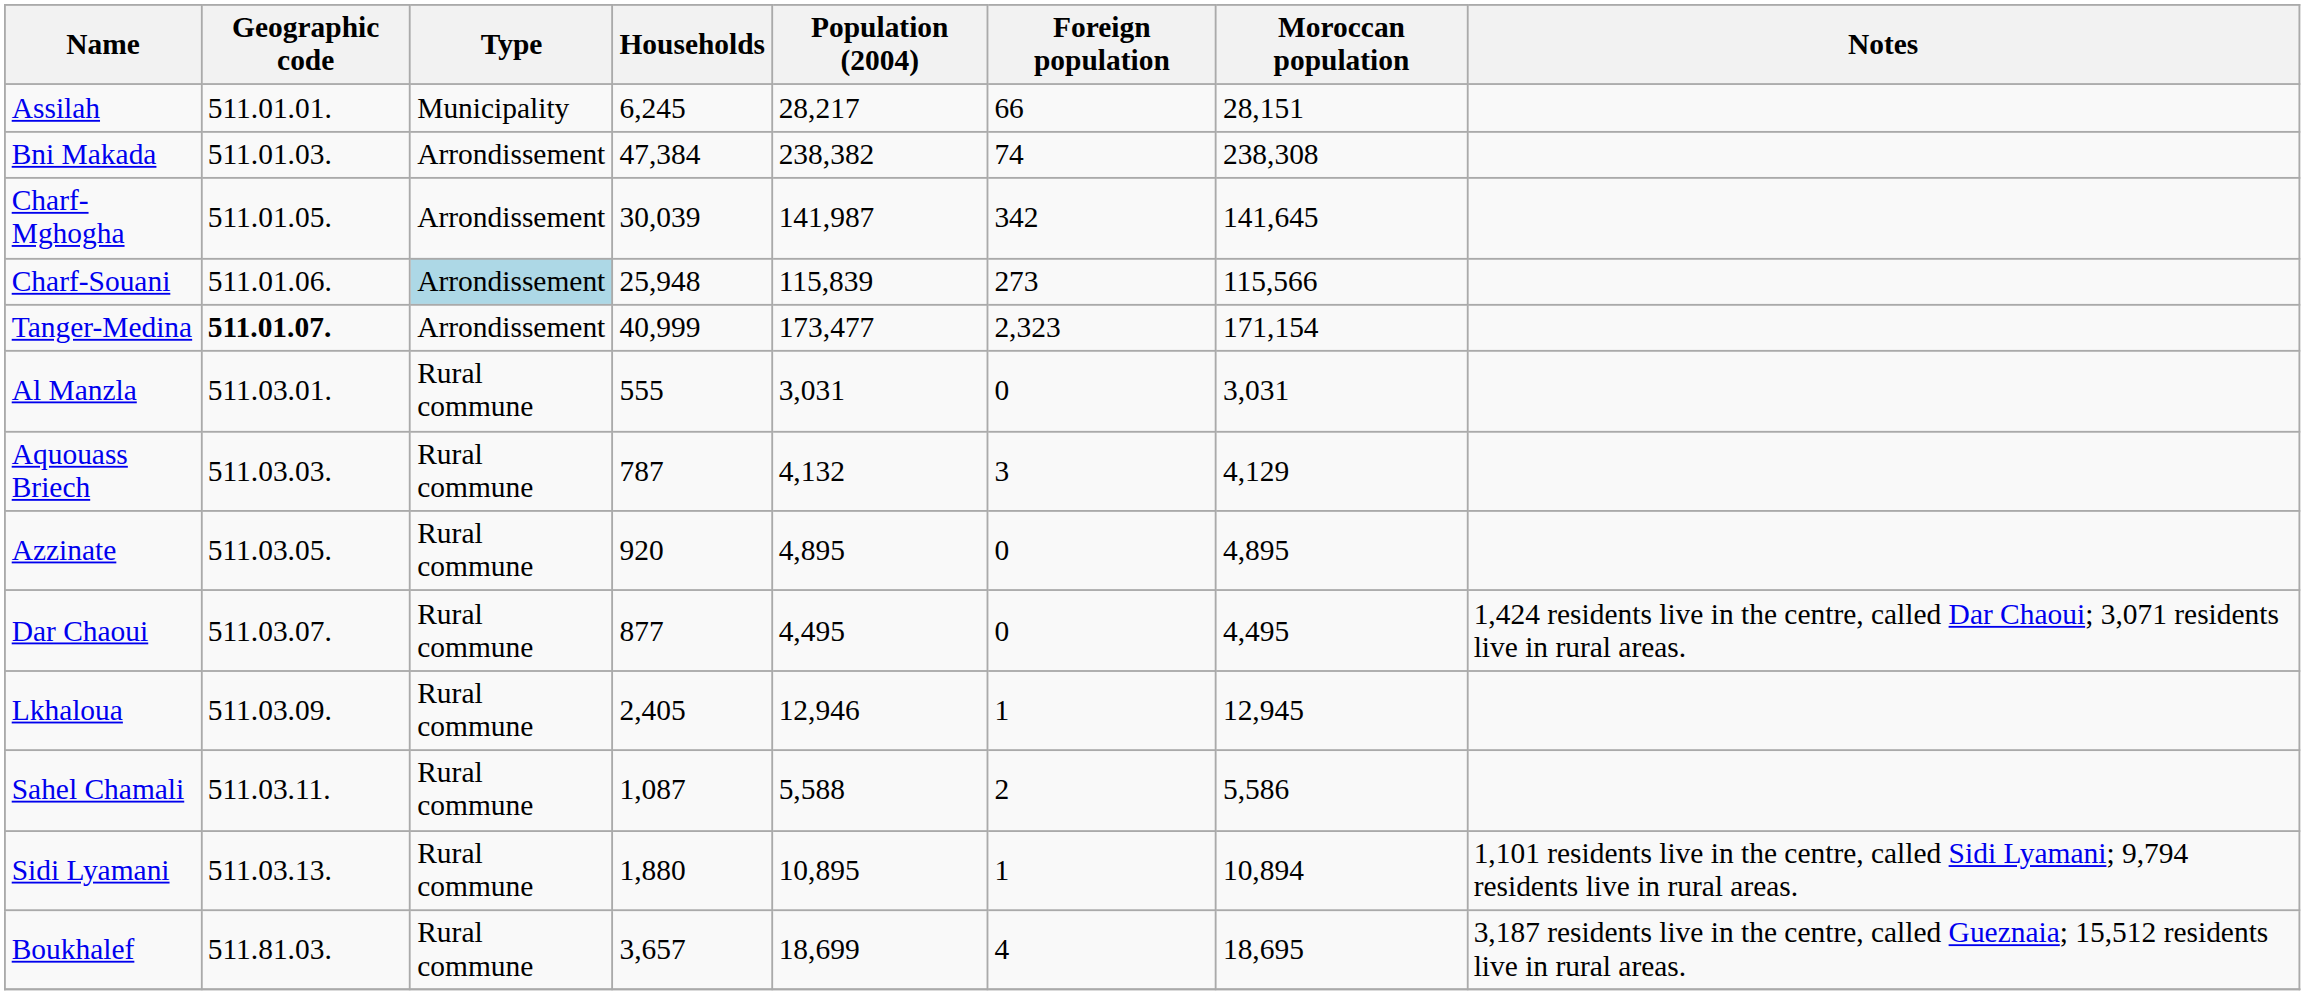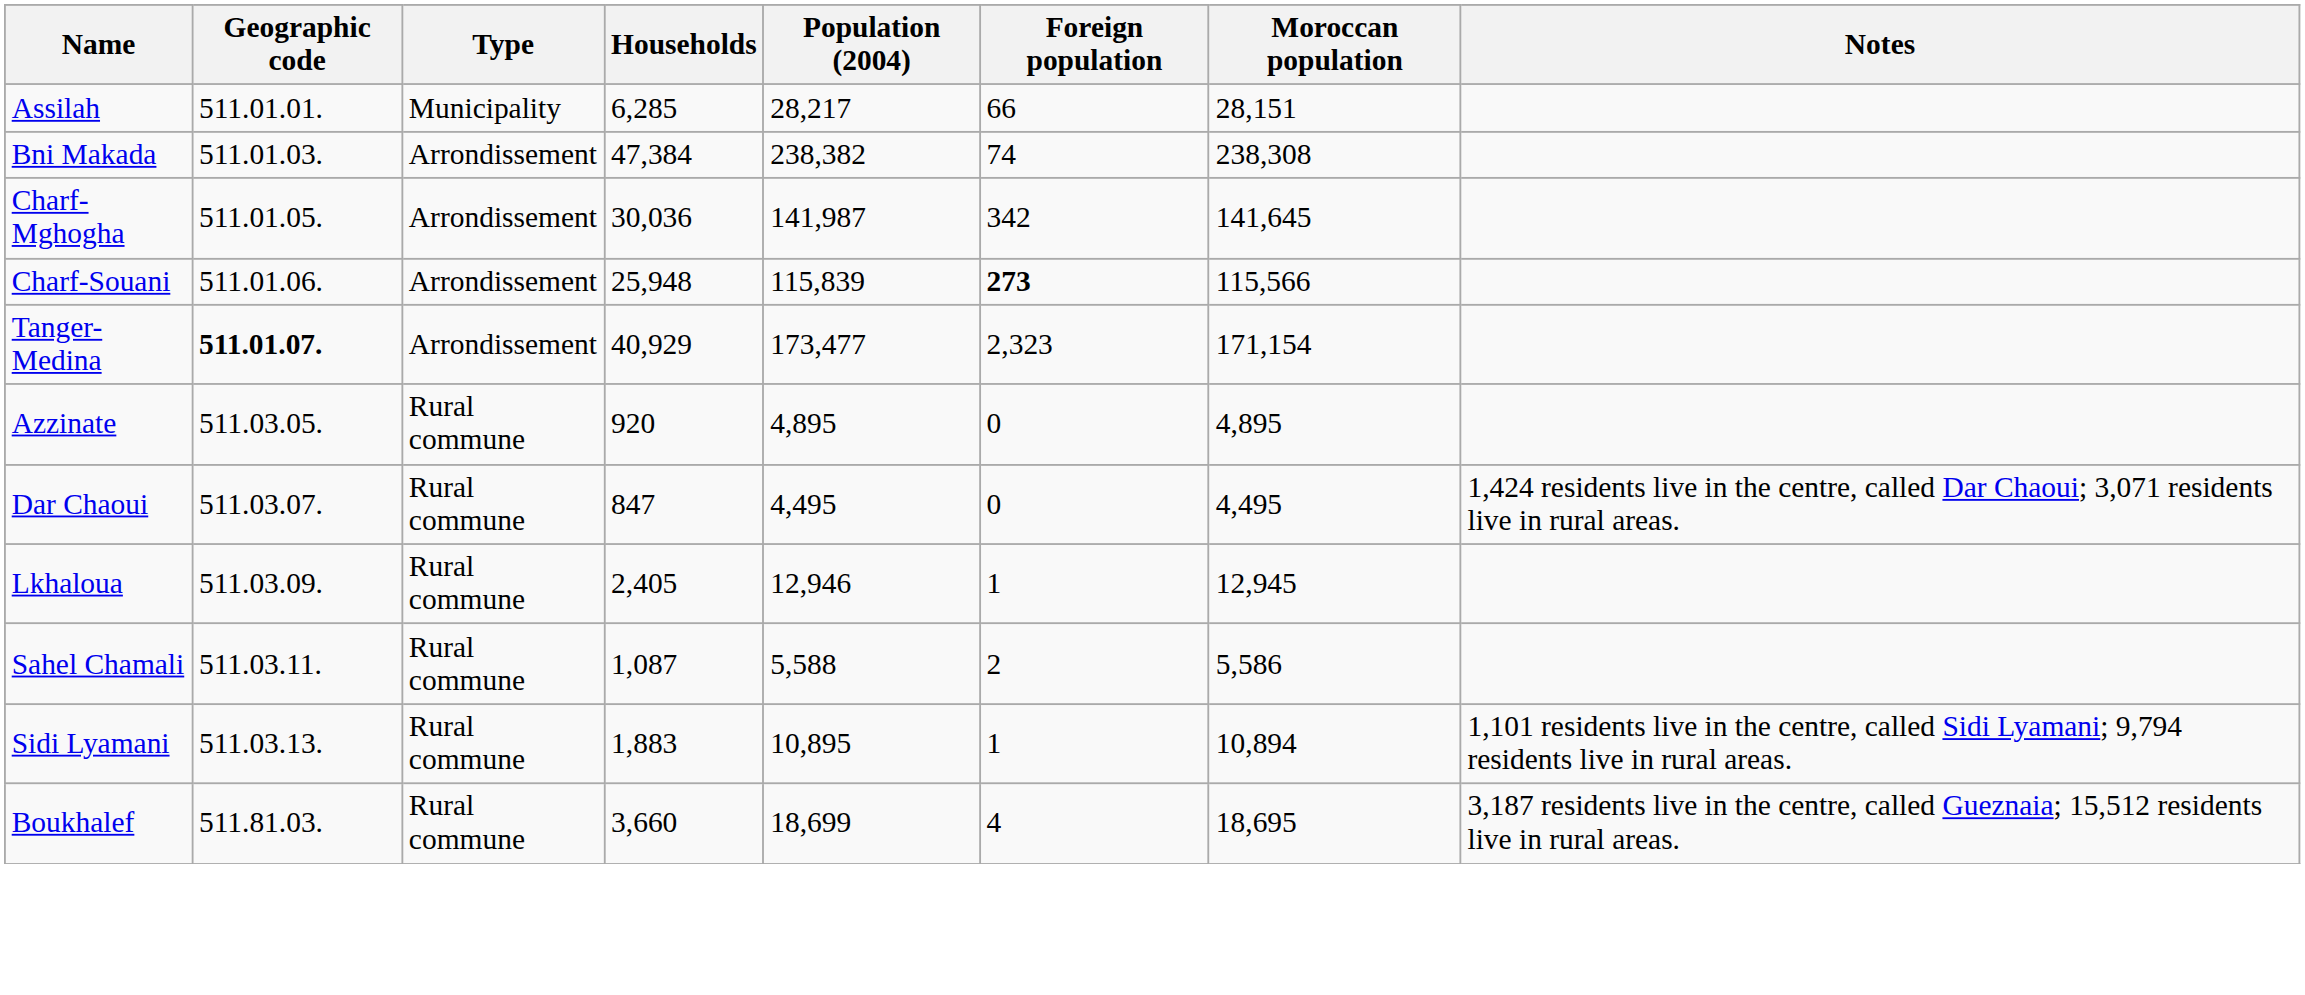(653, 107) 6,245 -> (644, 107) 6,285
(660, 217) 30,039 -> (652, 217) 30,036
(511, 280) lightblue background -> (503, 280) no background
(1016, 280) normal -> (1009, 280) bold
(660, 327) 40,999 -> (652, 344) 40,929
- row: (74, 390)
- row: (70, 470)
(642, 630) 877 -> (633, 503) 847
(653, 869) 1,880 -> (644, 743) 1,883
(653, 949) 3,657 -> (644, 822) 3,660
